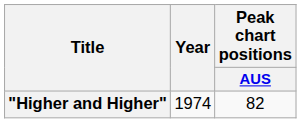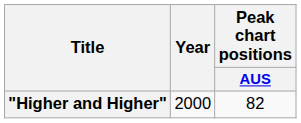(193, 104) 1974 -> (193, 104) 2000
